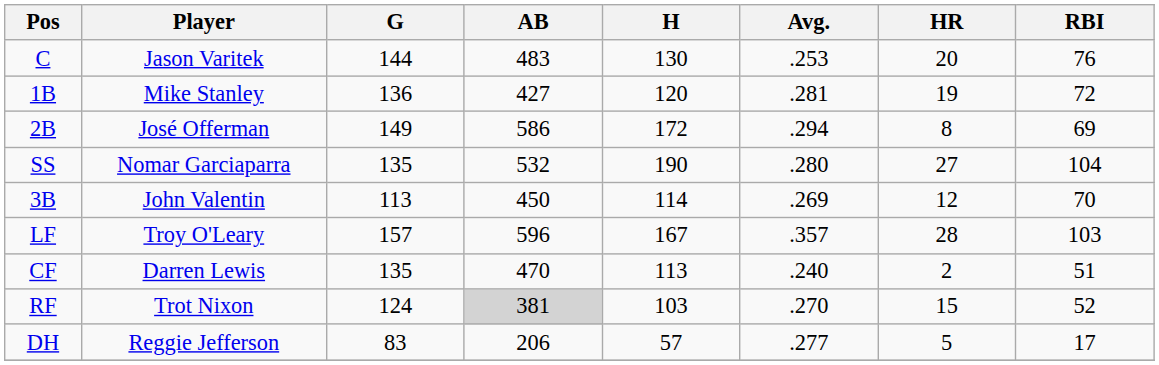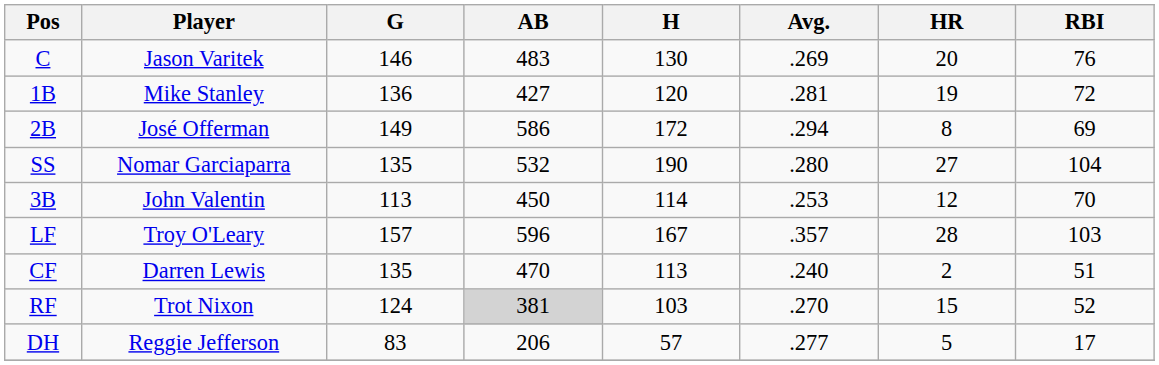(395, 57) 144 -> (395, 57) 146
(809, 57) .253 -> (809, 57) .269
(809, 199) .269 -> (809, 199) .253
